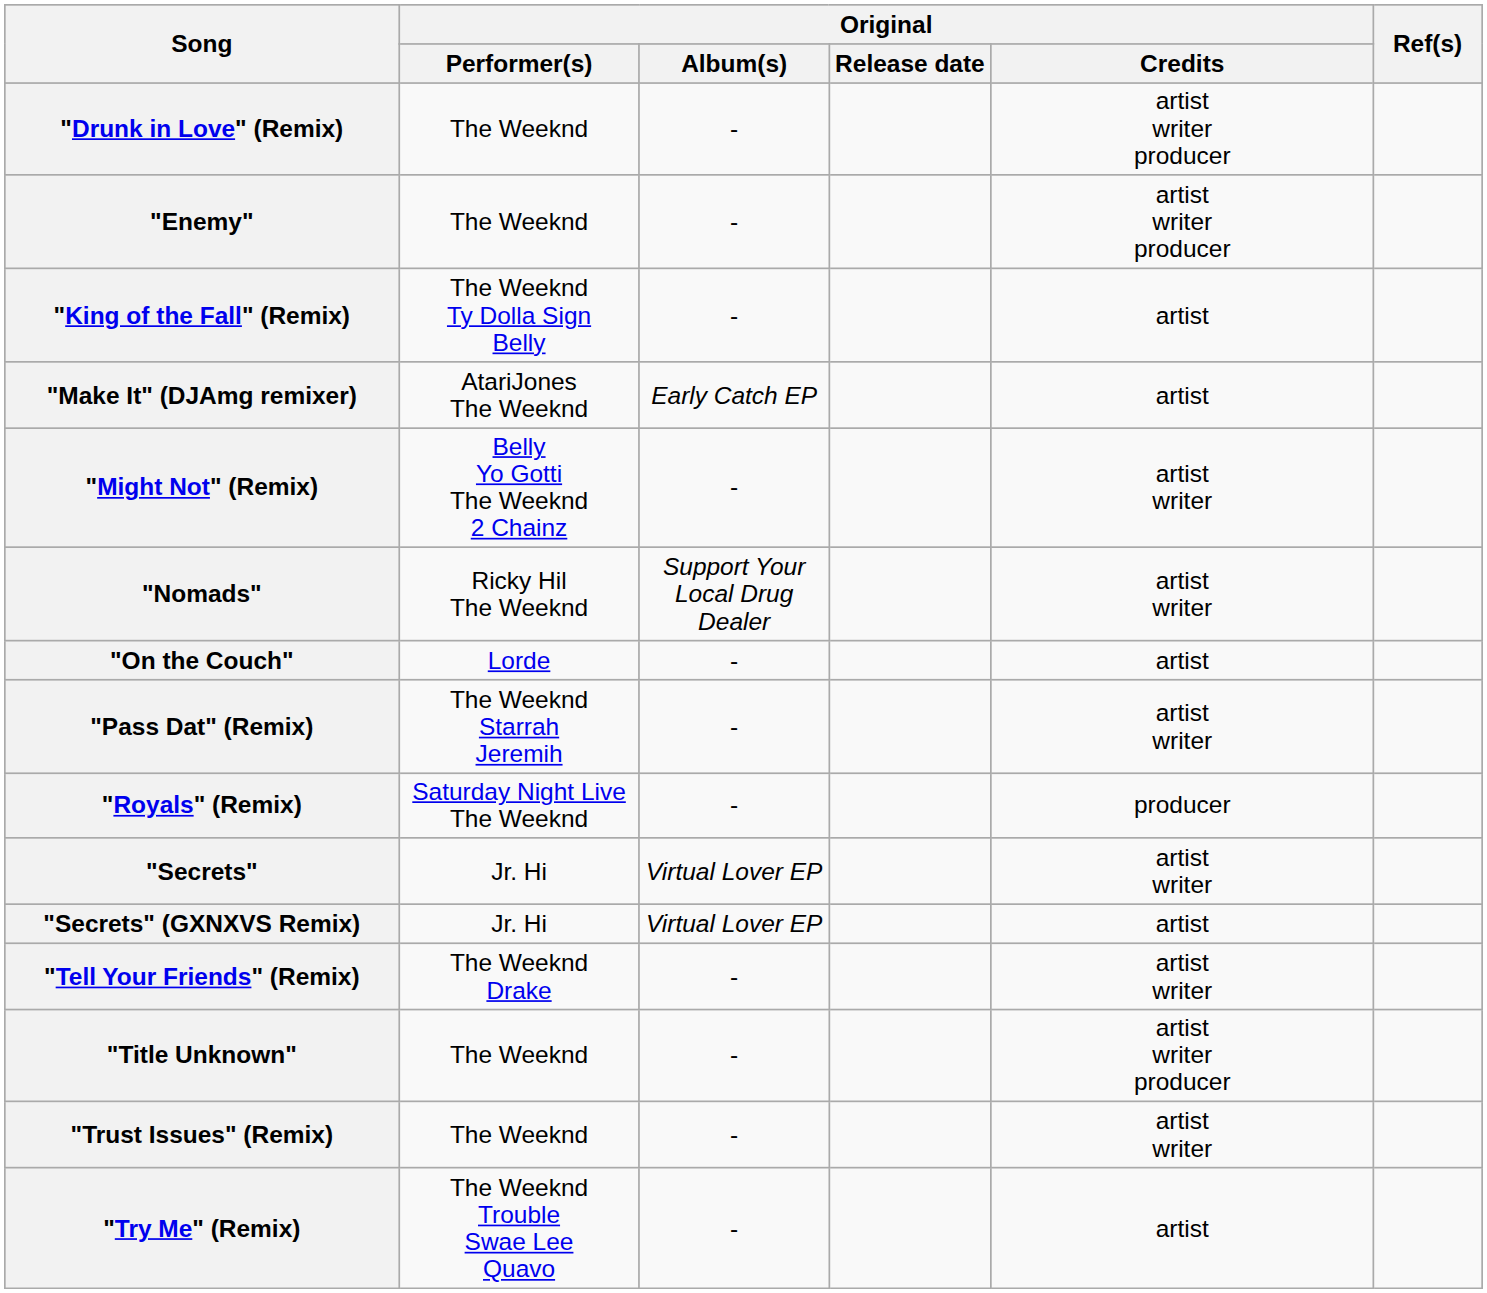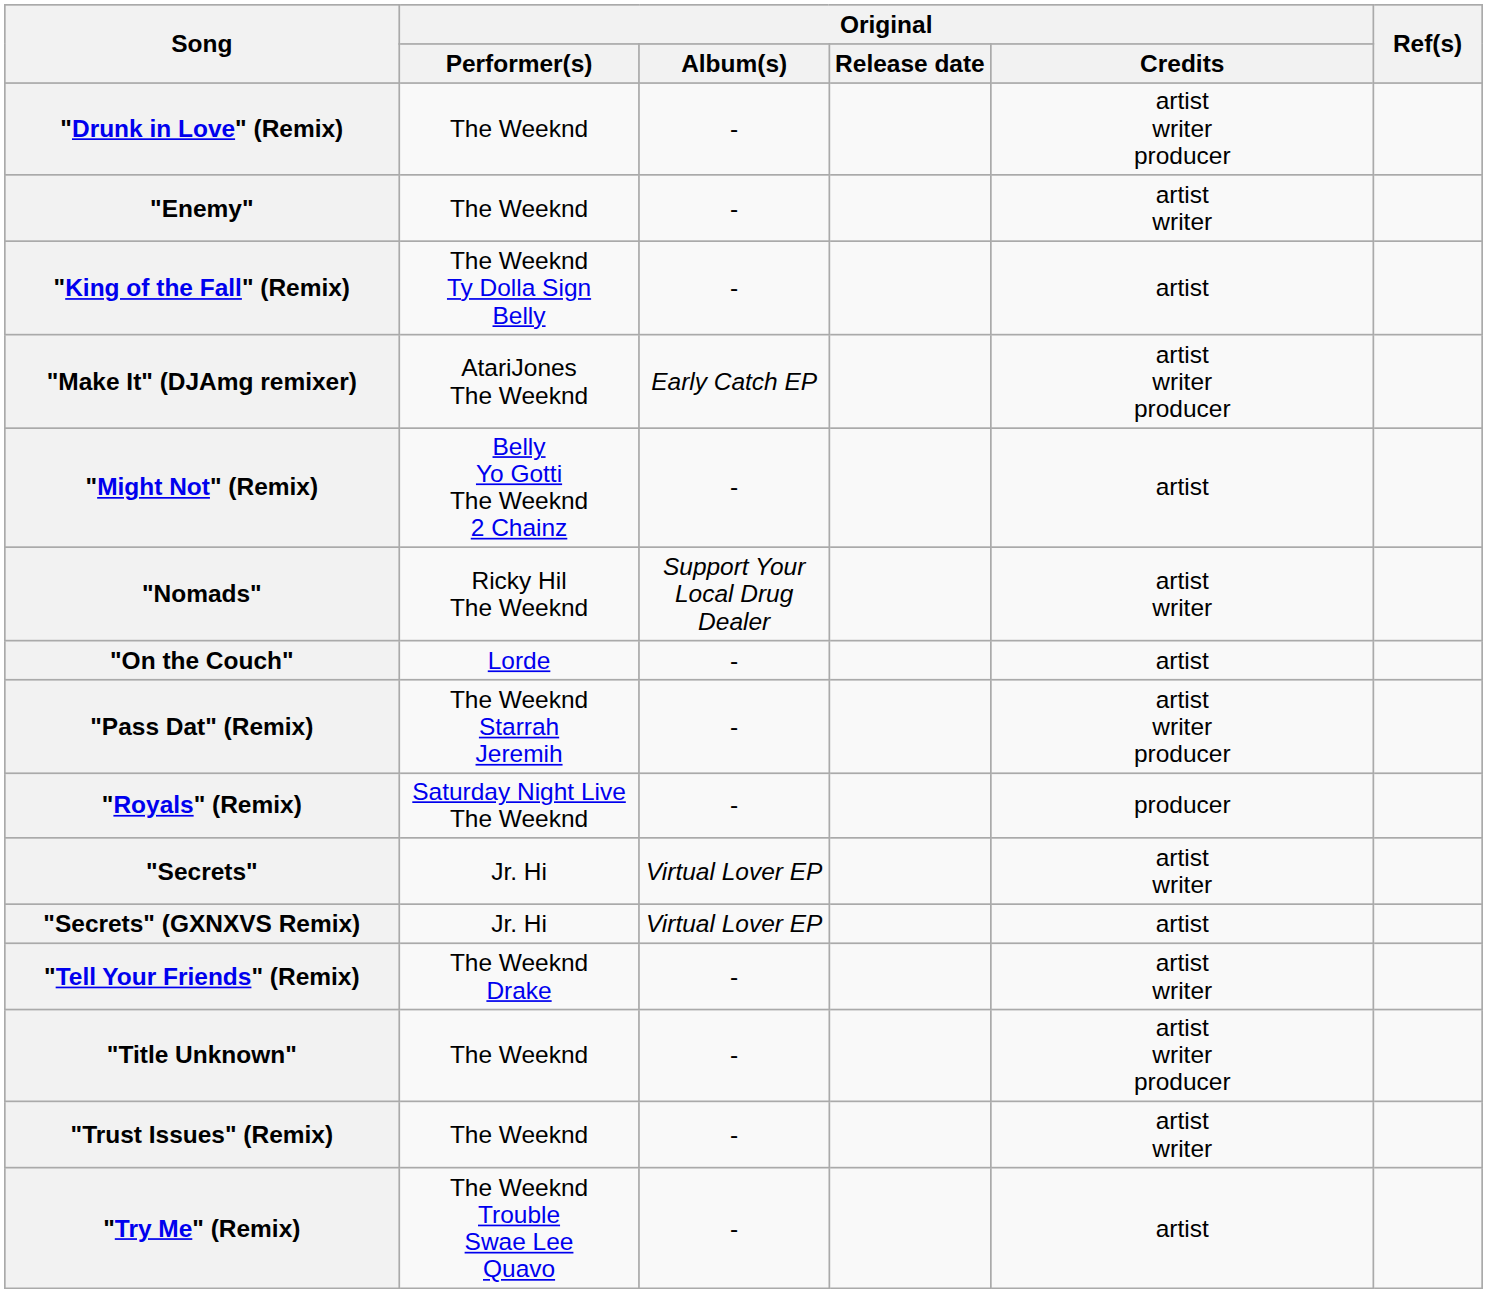(1182, 222) artist writer producer -> (1182, 209) artist writer
(1182, 395) artist -> (1182, 381) artist writer producer
(1182, 488) artist writer -> (1182, 488) artist
(1182, 726) artist writer -> (1182, 726) artist writer producer
